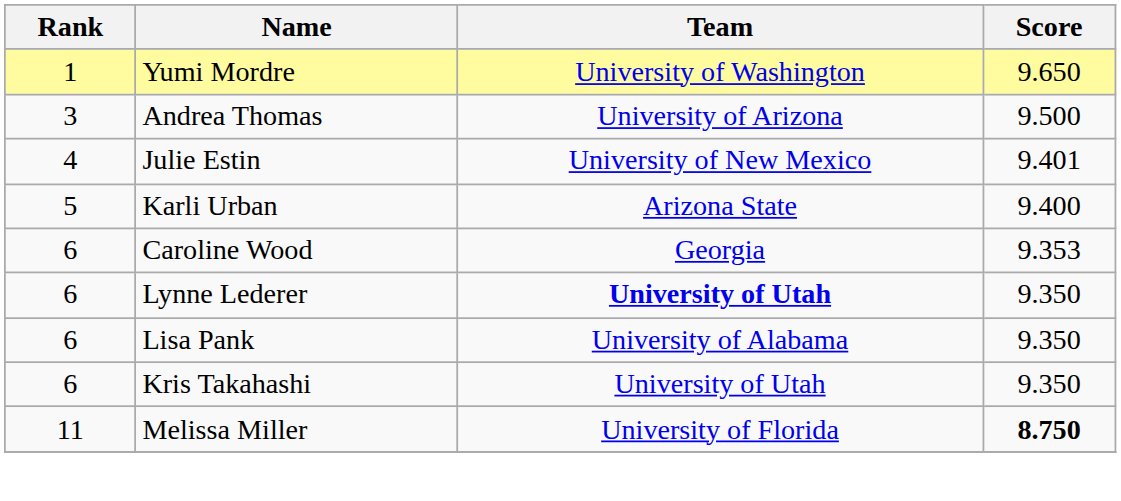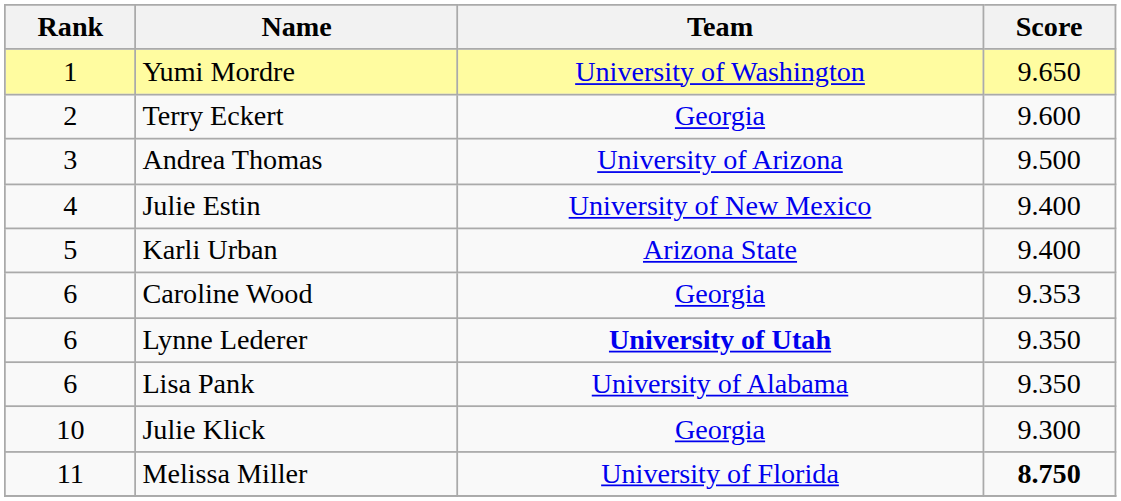+ row: (213, 116)
(1049, 160) 9.401 -> (1049, 205) 9.400
- row: (227, 384)
+ row: (204, 428)
